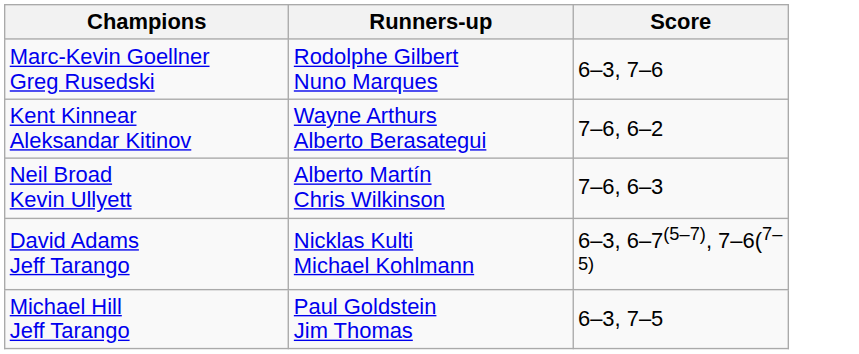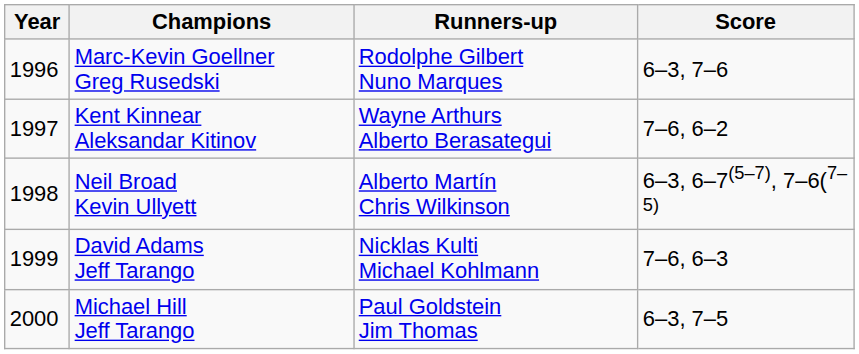+ column: (37, 21)
(621, 187) 7–6, 6–3 -> (745, 189) 6–3, 6–7(5–7), 7–6(7–5)
(680, 248) 6–3, 6–7(5–7), 7–6(7–5) -> (686, 259) 7–6, 6–3
